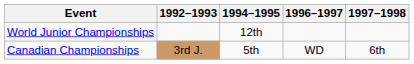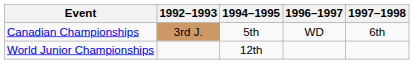rows swapped: (81, 31) <-> (73, 50)
